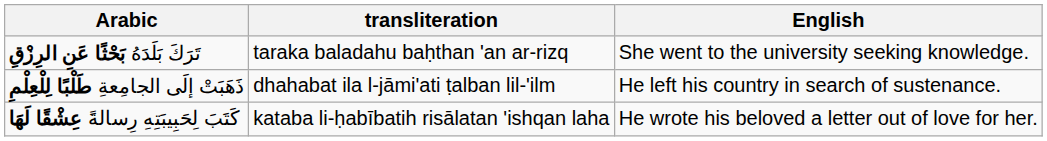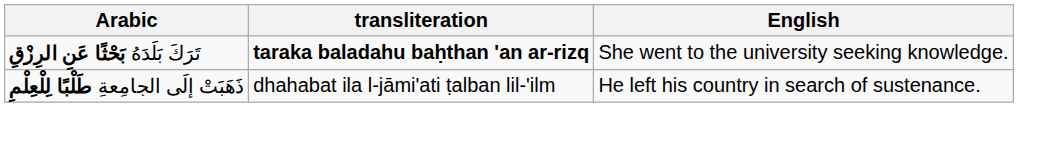(411, 52) normal -> (421, 52) bold
- row: (125, 119)
